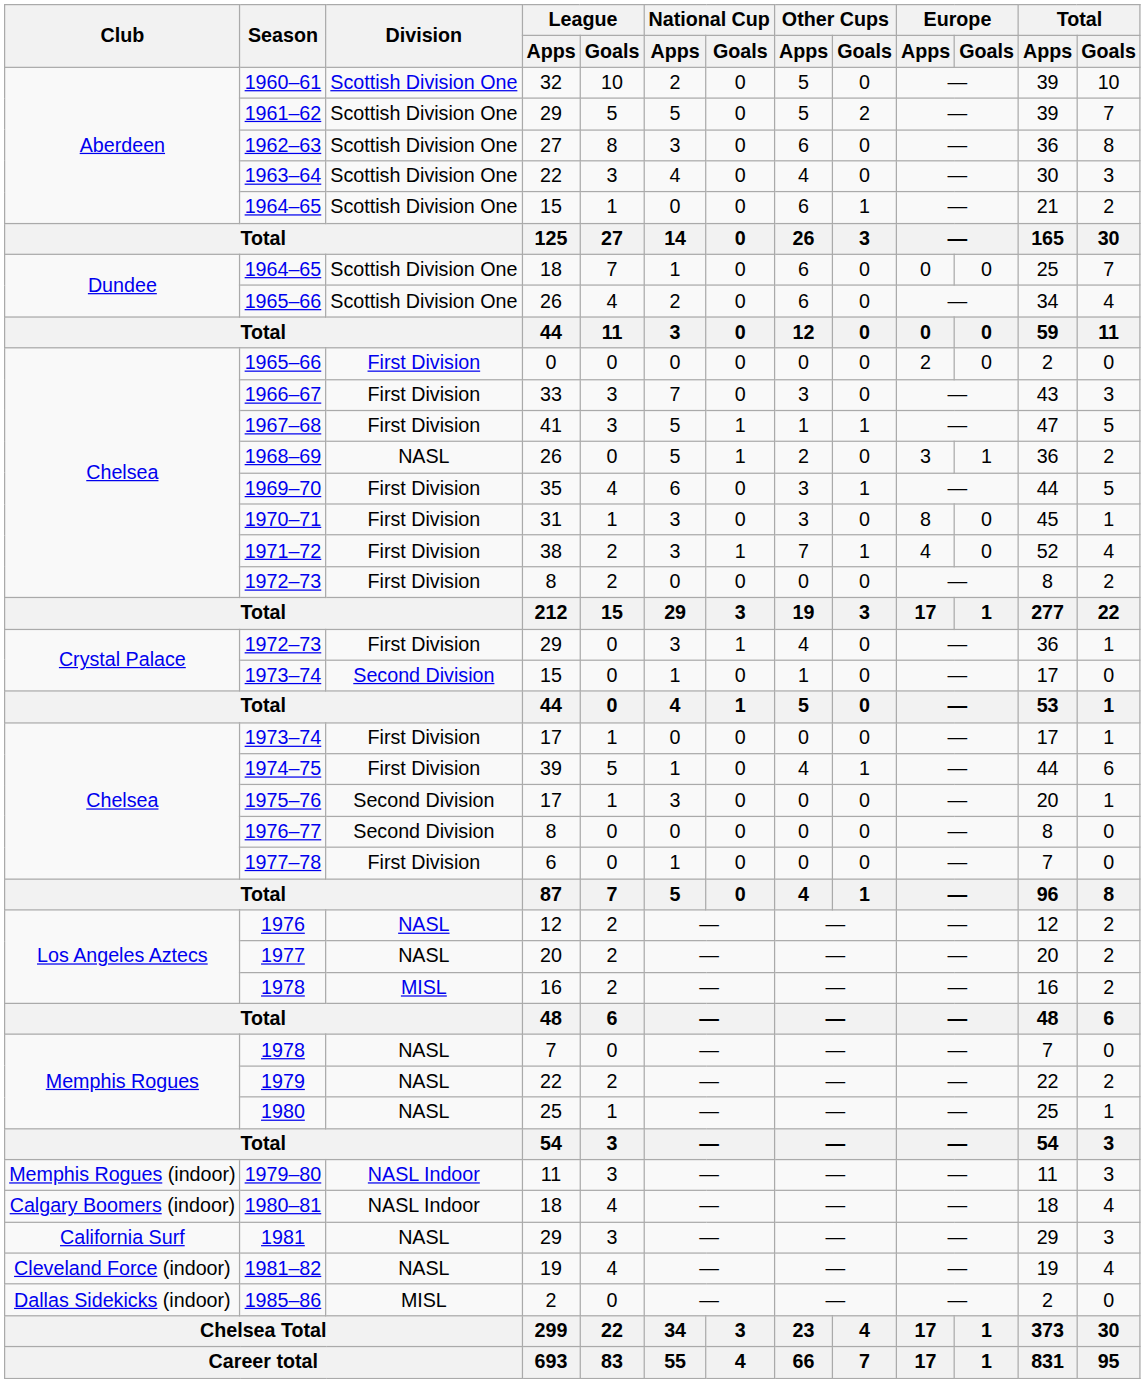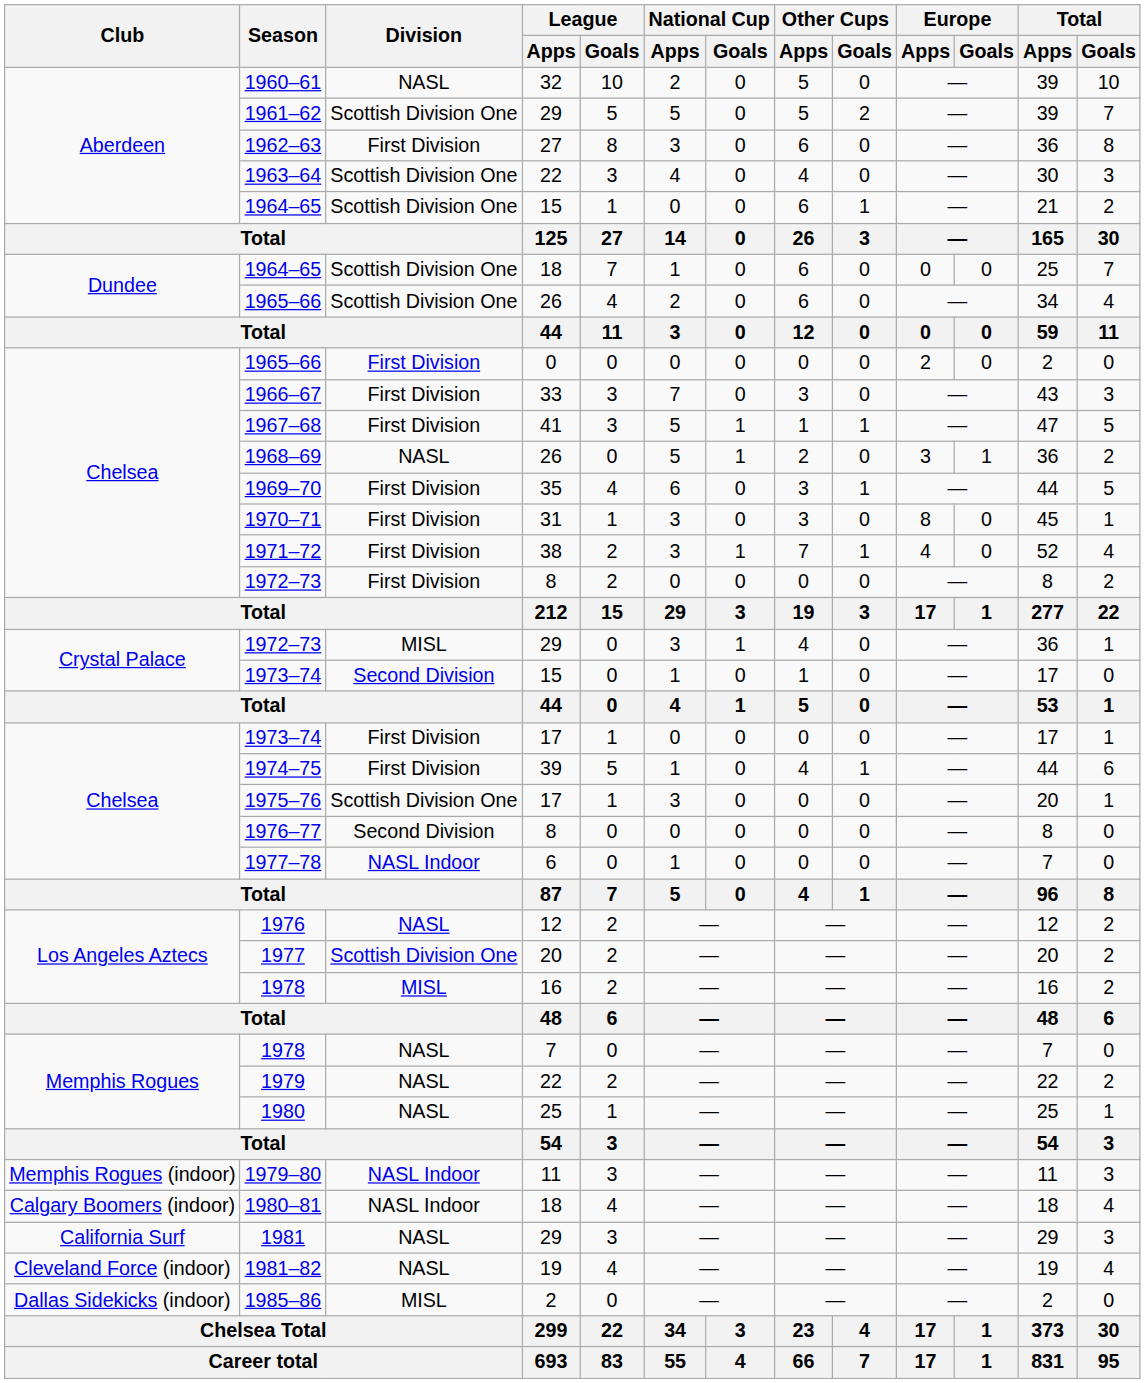(424, 82) Scottish Division One -> (424, 82) NASL
(424, 144) Scottish Division One -> (424, 144) First Division
(424, 644) First Division -> (424, 644) MISL
(424, 800) Second Division -> (424, 800) Scottish Division One
(424, 862) First Division -> (424, 862) NASL Indoor
(424, 956) NASL -> (424, 956) Scottish Division One
